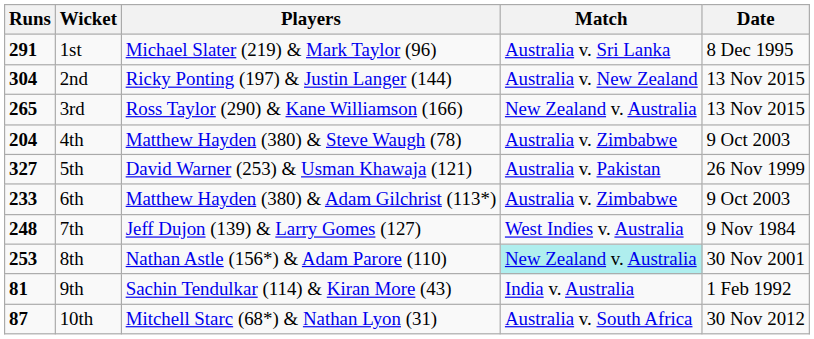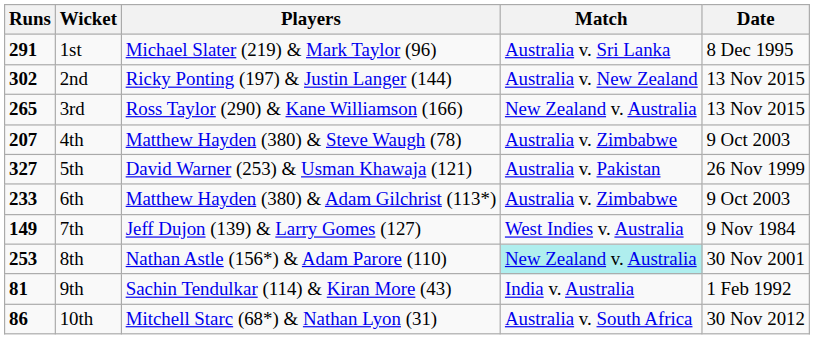(23, 79) 304 -> (23, 79) 302
(23, 139) 204 -> (23, 139) 207
(23, 229) 248 -> (23, 229) 149
(18, 318) 87 -> (18, 318) 86
